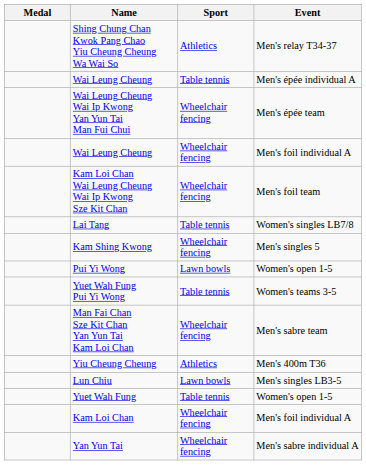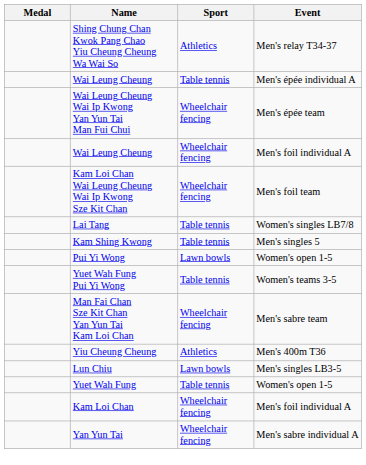(204, 247) Wheelchair fencing -> (205, 241) Table tennis
